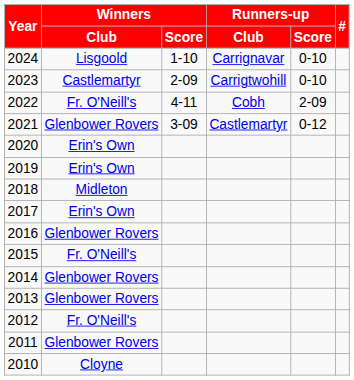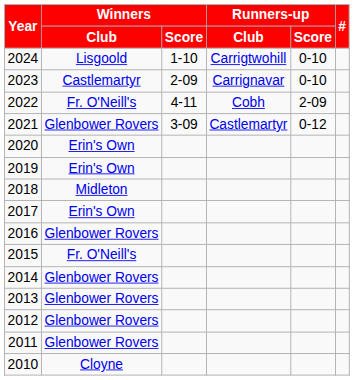(248, 59) Carrignavar -> (248, 59) Carrigtwohill
(248, 80) Carrigtwohill -> (248, 80) Carrignavar
(102, 320) Fr. O'Neill's -> (102, 320) Glenbower Rovers
